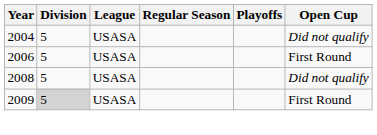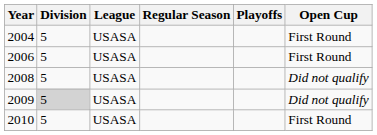(329, 36) Did not qualify -> (320, 36) First Round
(320, 99) First Round -> (329, 99) Did not qualify
+ row: (21, 120)
